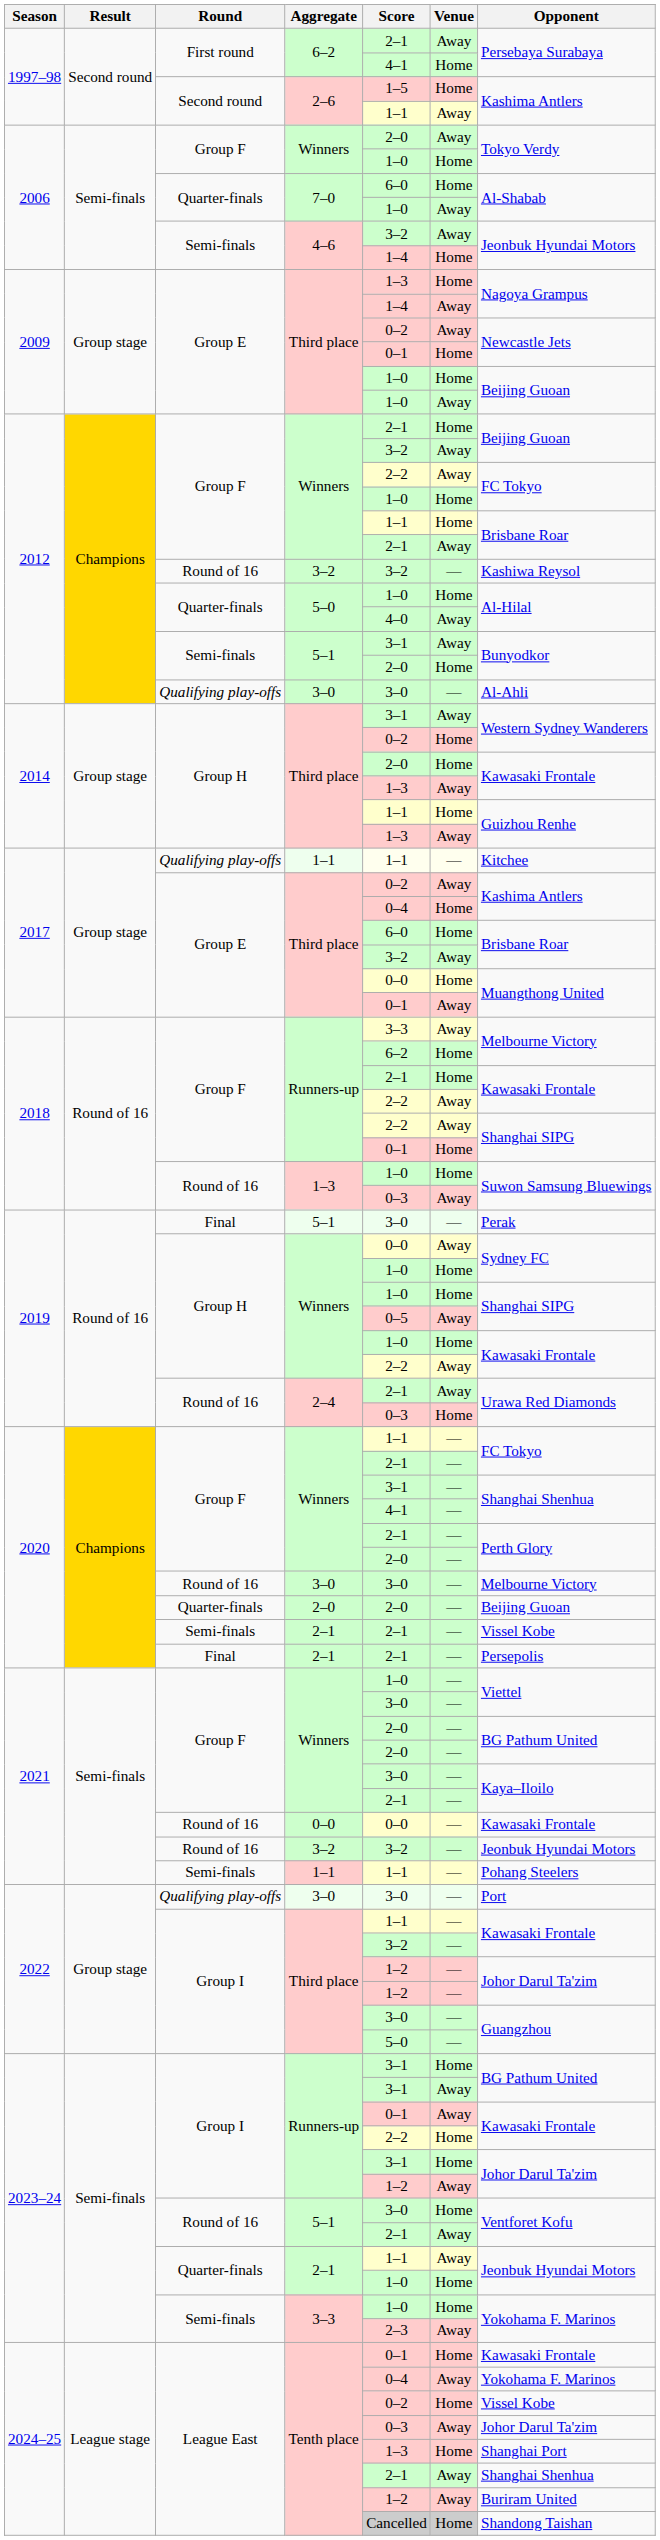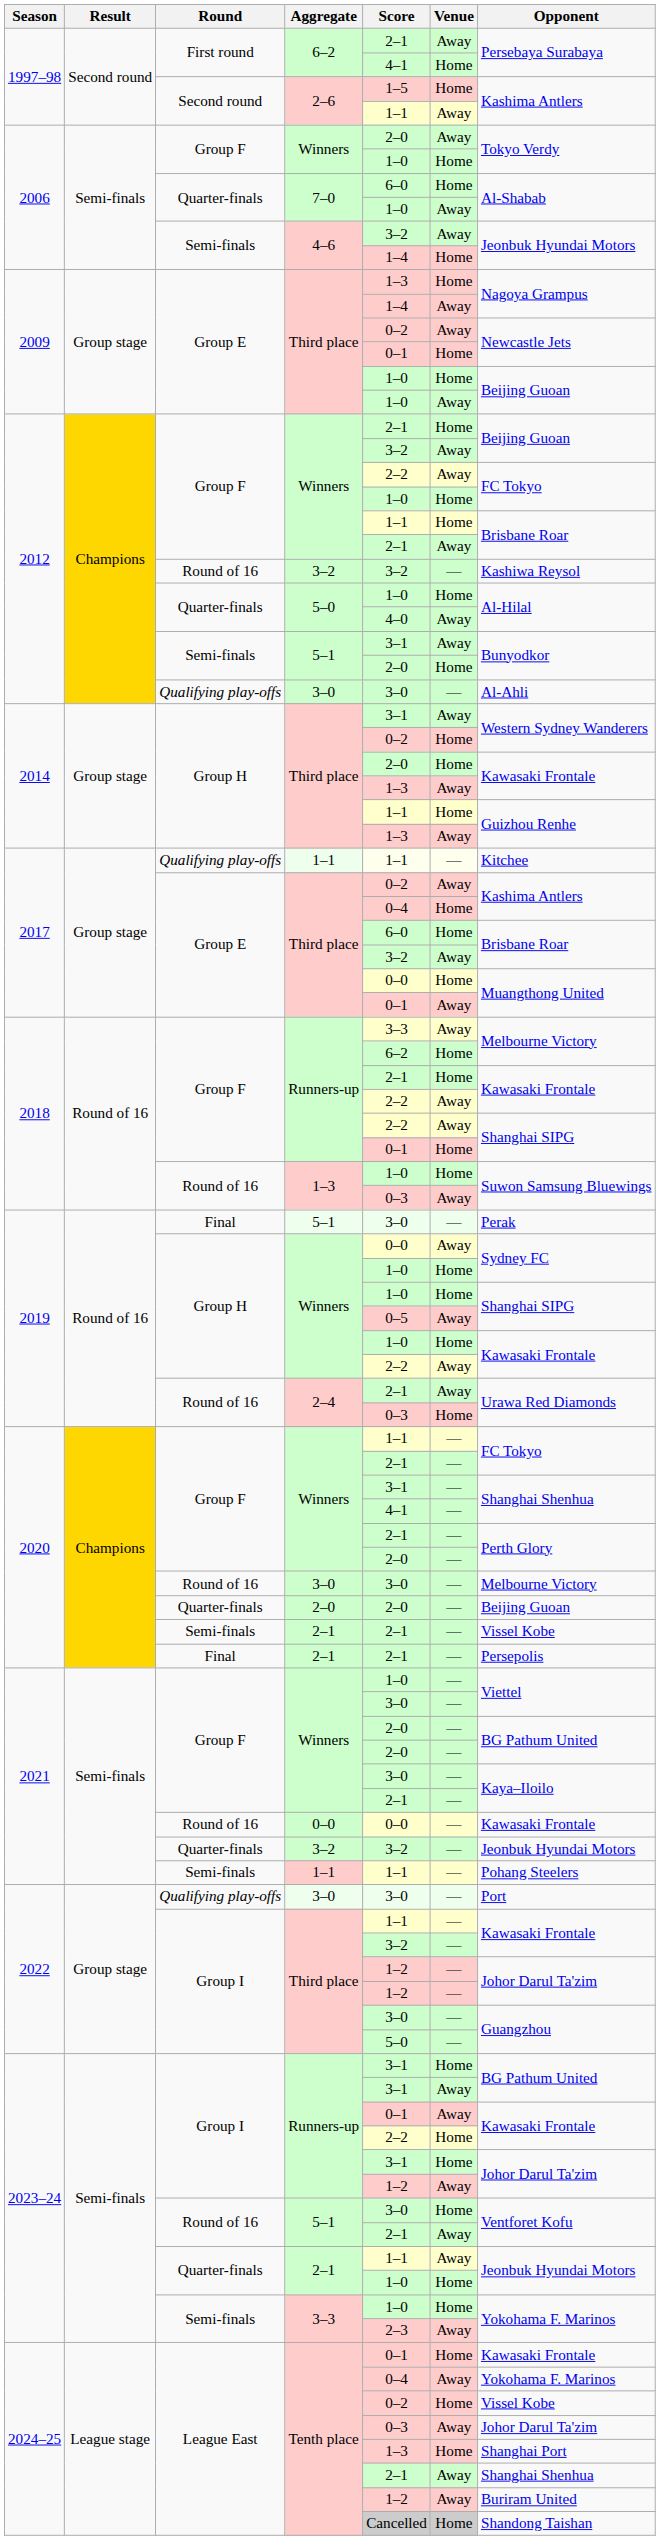(220, 1848) Round of 16 -> (220, 1848) Quarter-finals
